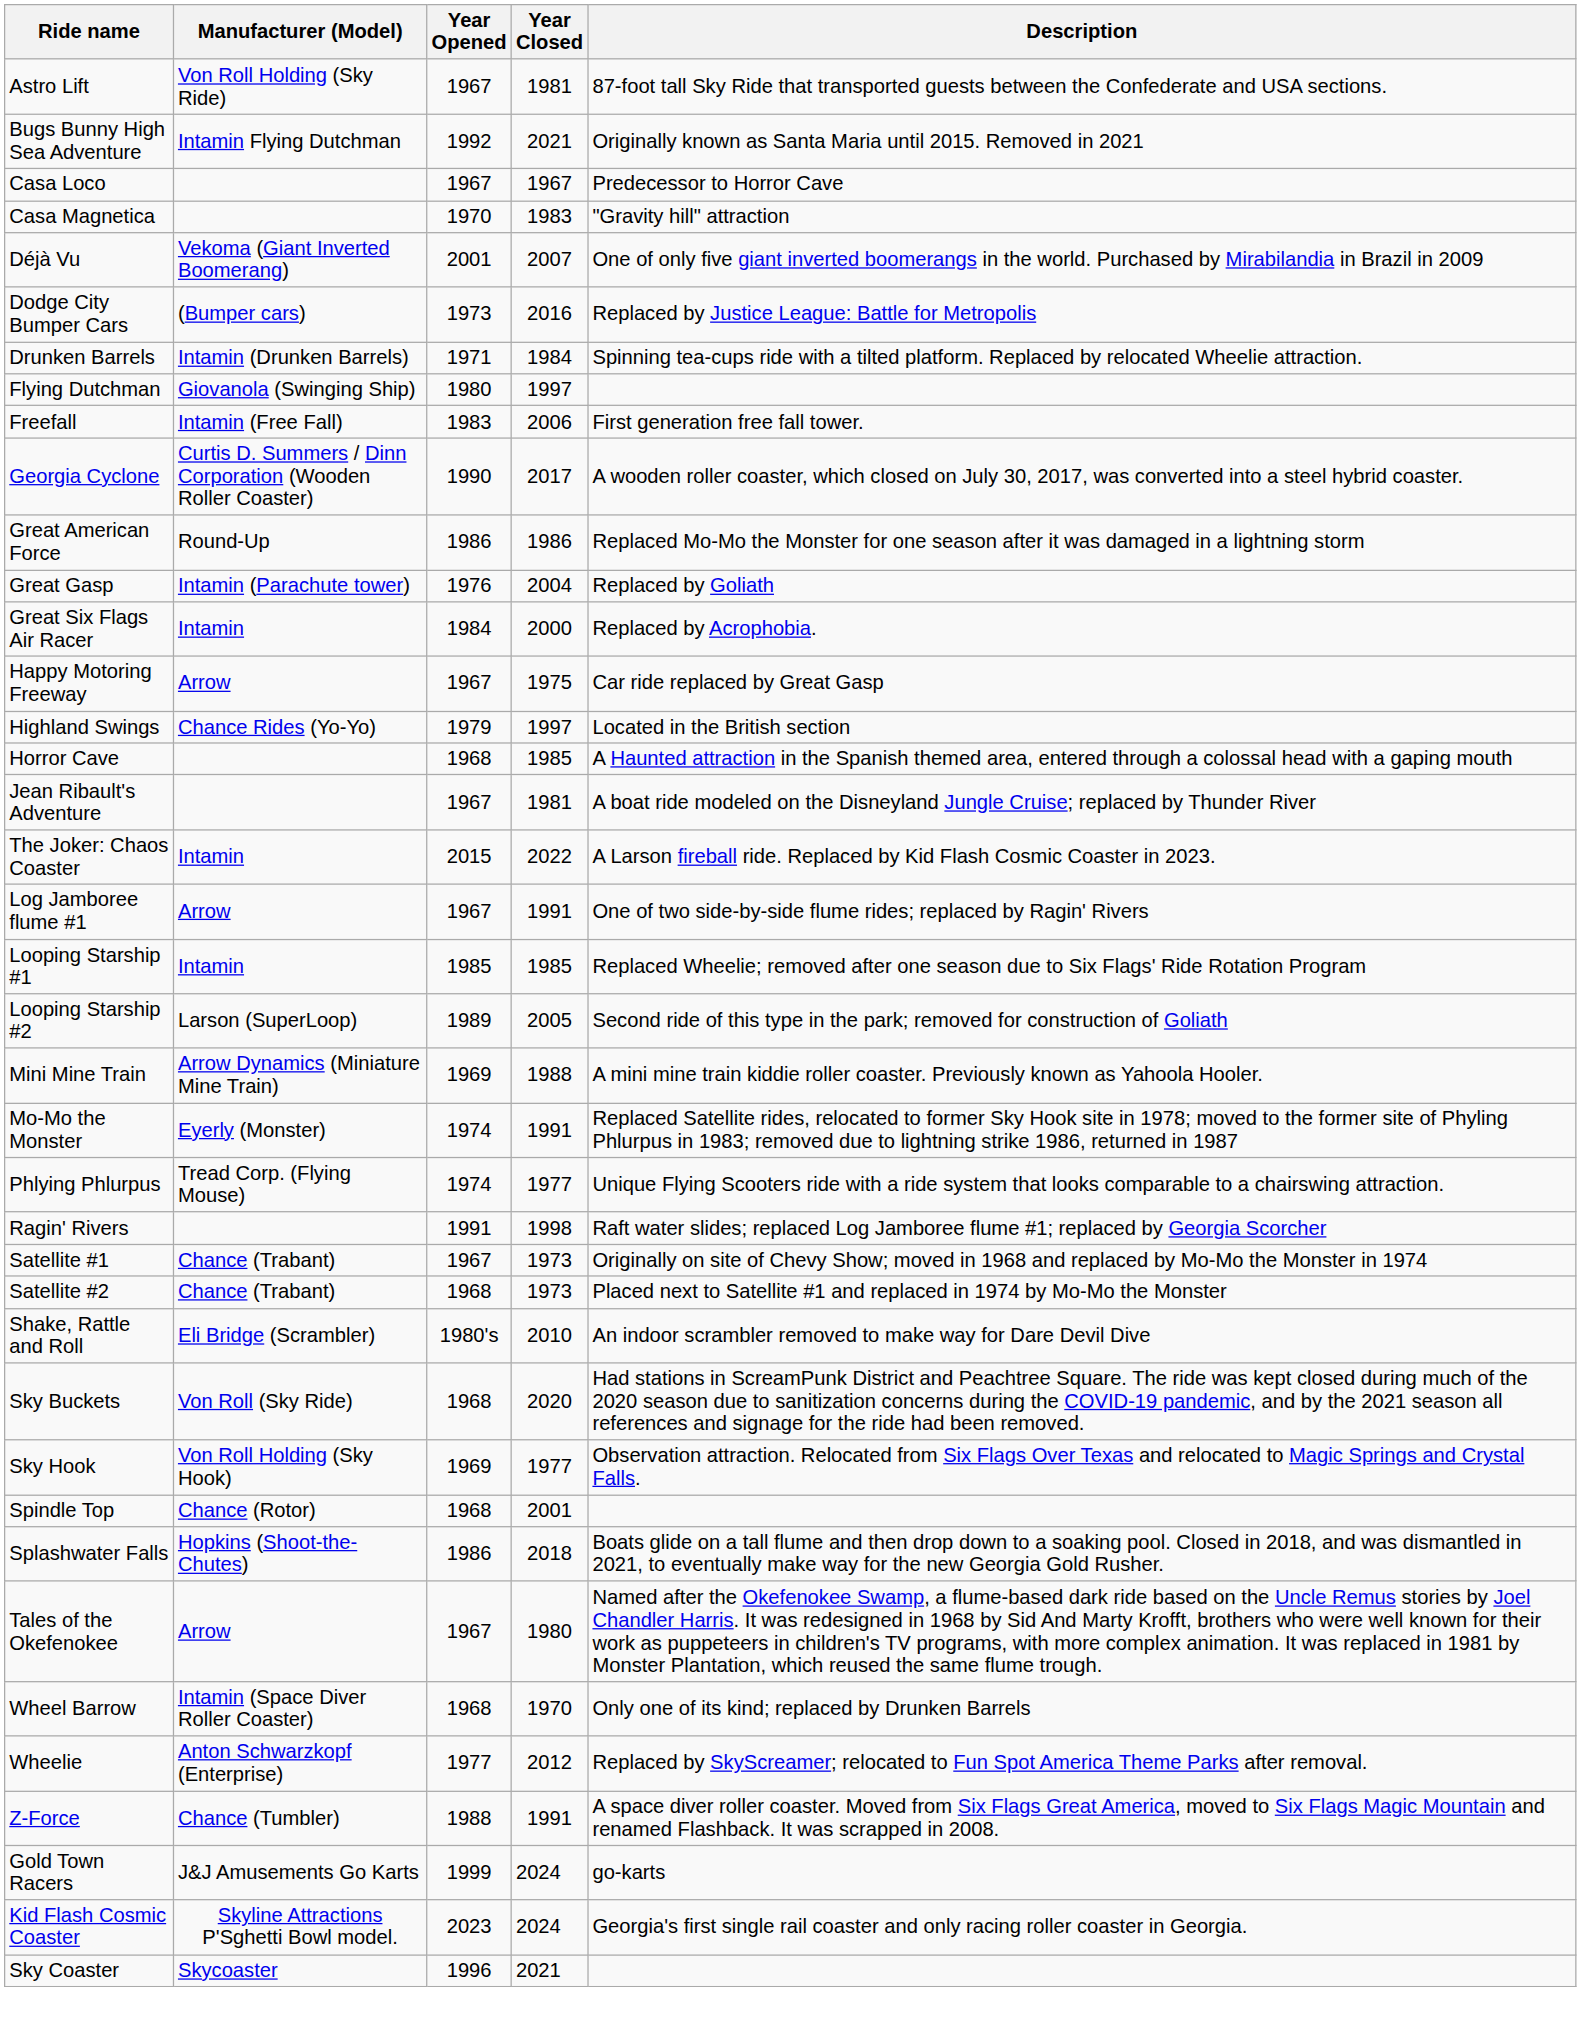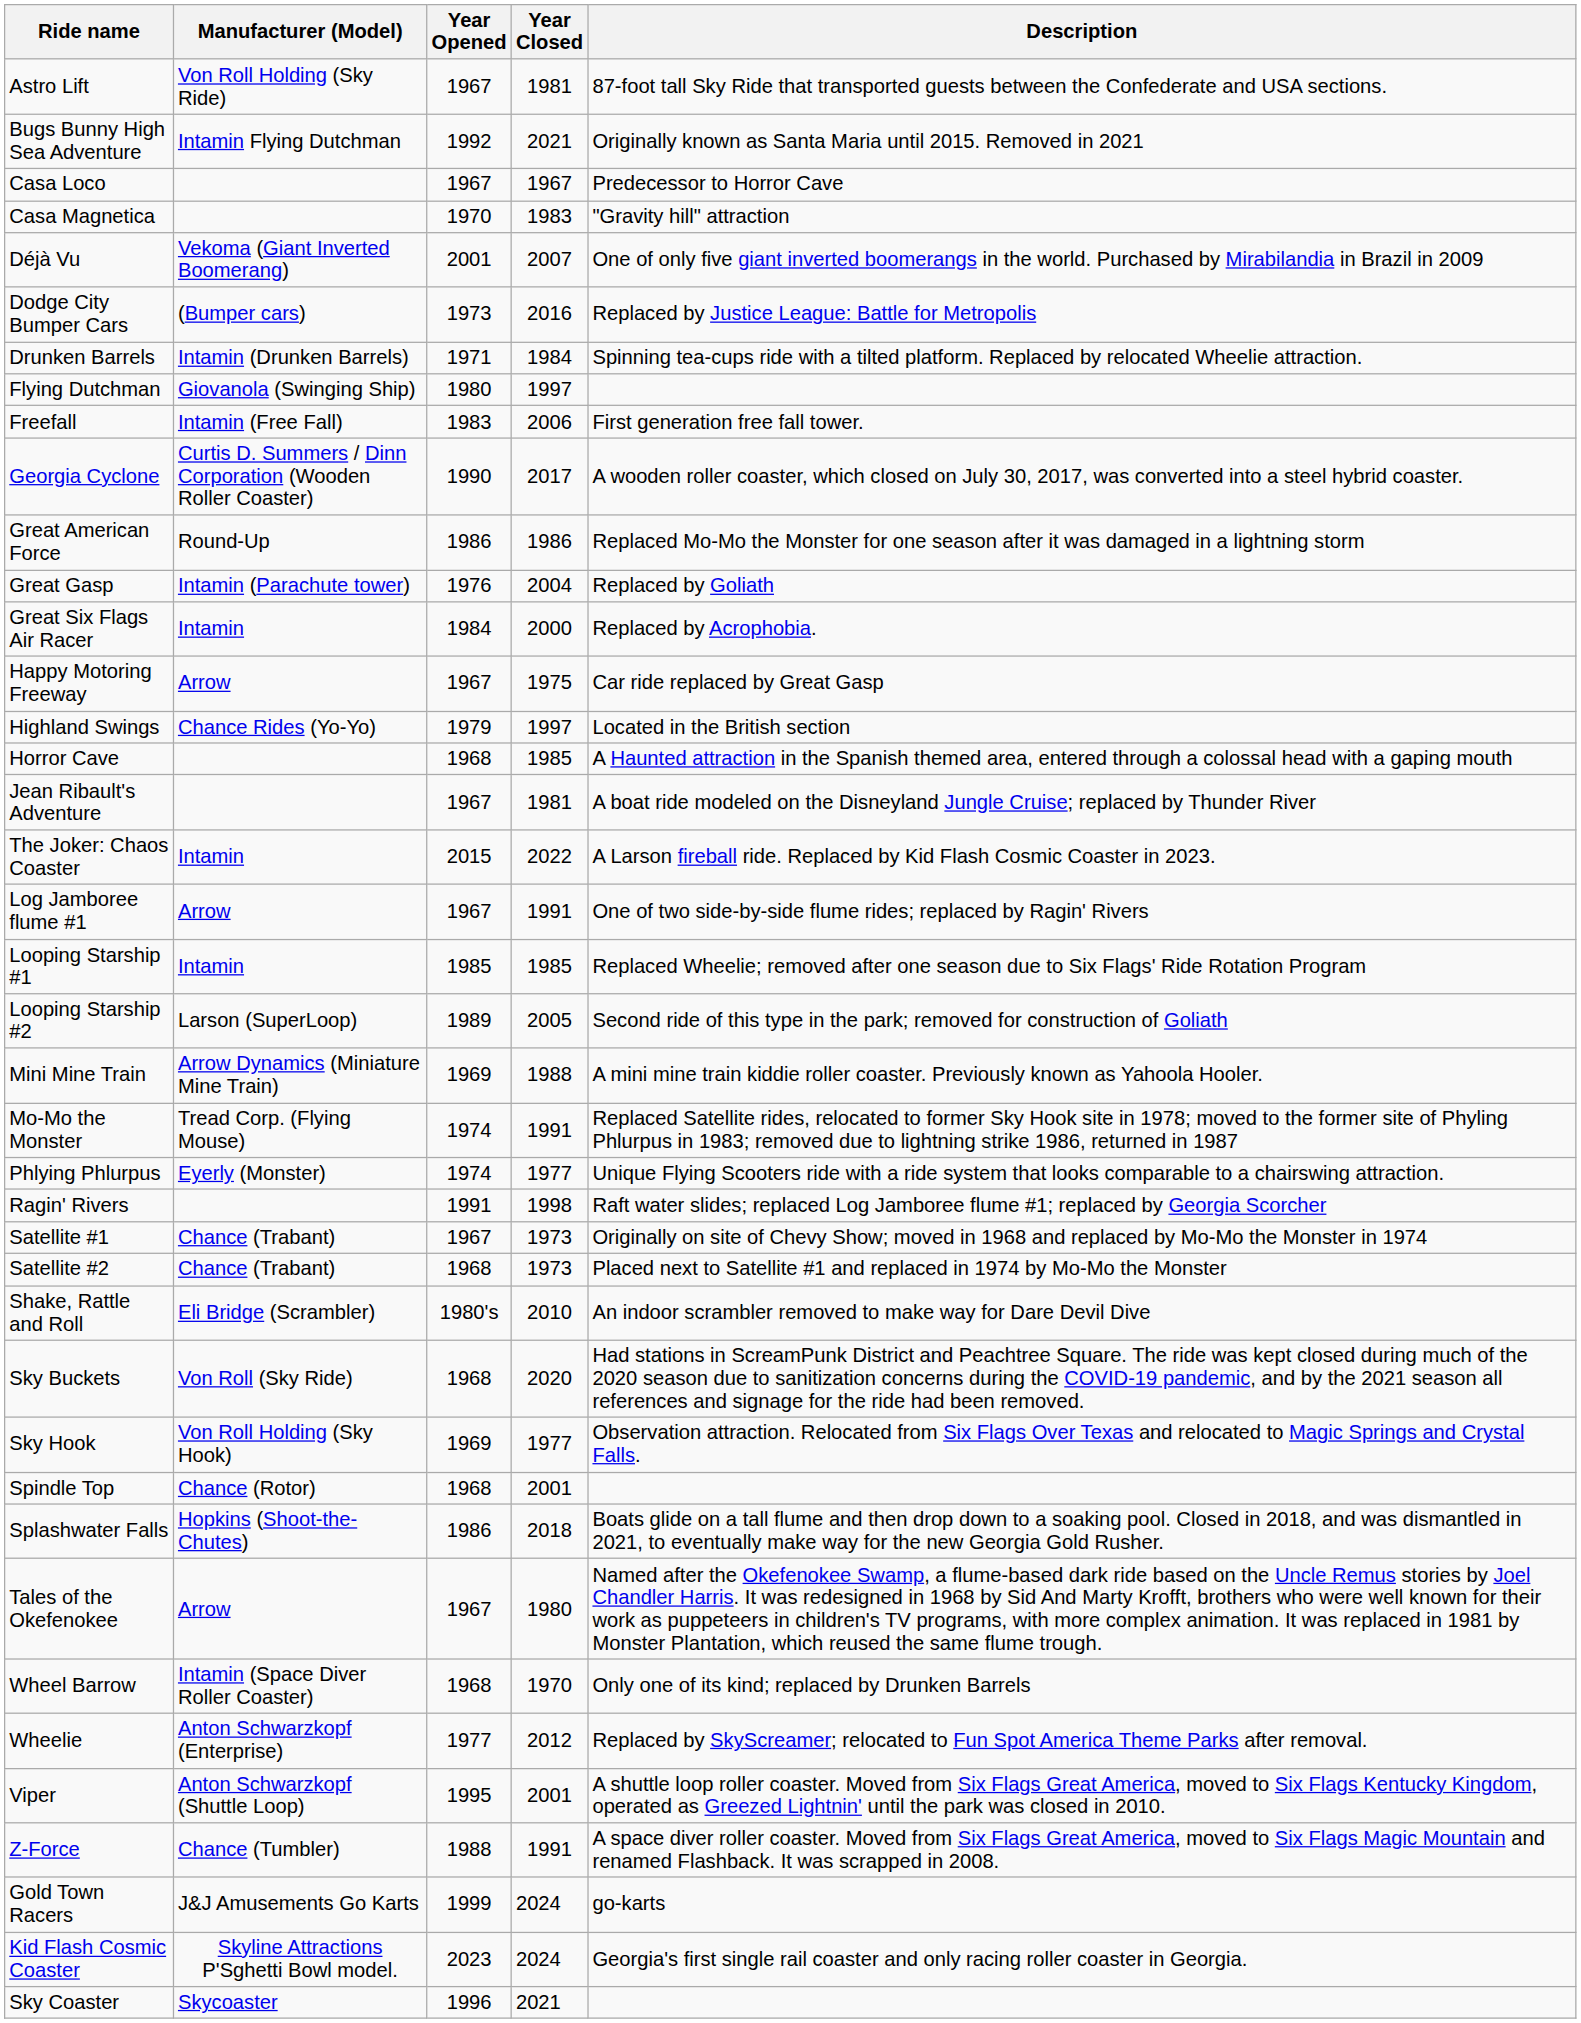(252, 1130) Eyerly (Monster) -> (264, 1130) Tread Corp. (Flying Mouse)
(264, 1184) Tread Corp. (Flying Mouse) -> (252, 1173) Eyerly (Monster)
+ row: (33, 1795)
